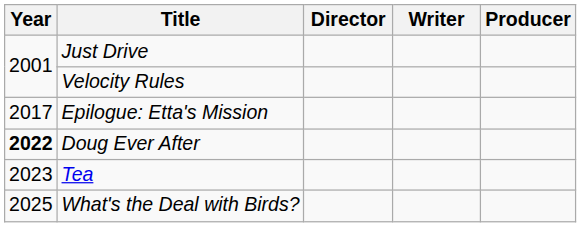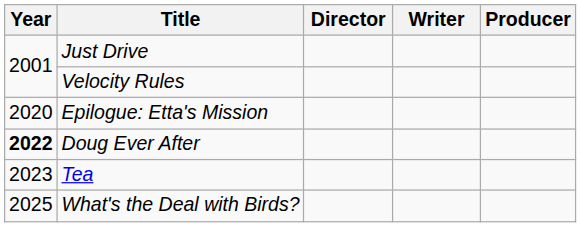(31, 112) 2017 -> (31, 112) 2020
